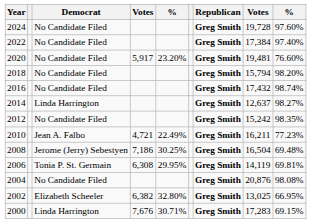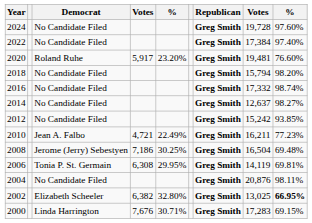(71, 58) No Candidate Filed -> (59, 58) Roland Ruhe
(258, 88) 17,432 -> (258, 88) 17,332
(67, 103) Linda Harrington -> (71, 103) No Candidate Filed
(289, 119) 98.35% -> (289, 119) 93.85%
(289, 180) 98.08% -> (289, 180) 98.11%
(289, 195) normal -> (290, 195) bold
